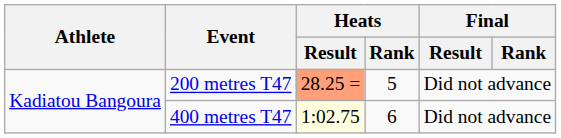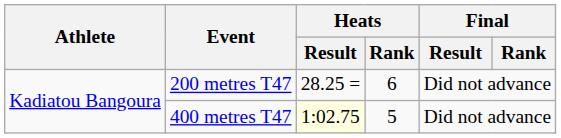(330, 85) lightsalmon background -> (330, 85) no background
(392, 85) 5 -> (392, 85) 6
(392, 117) 6 -> (392, 117) 5
